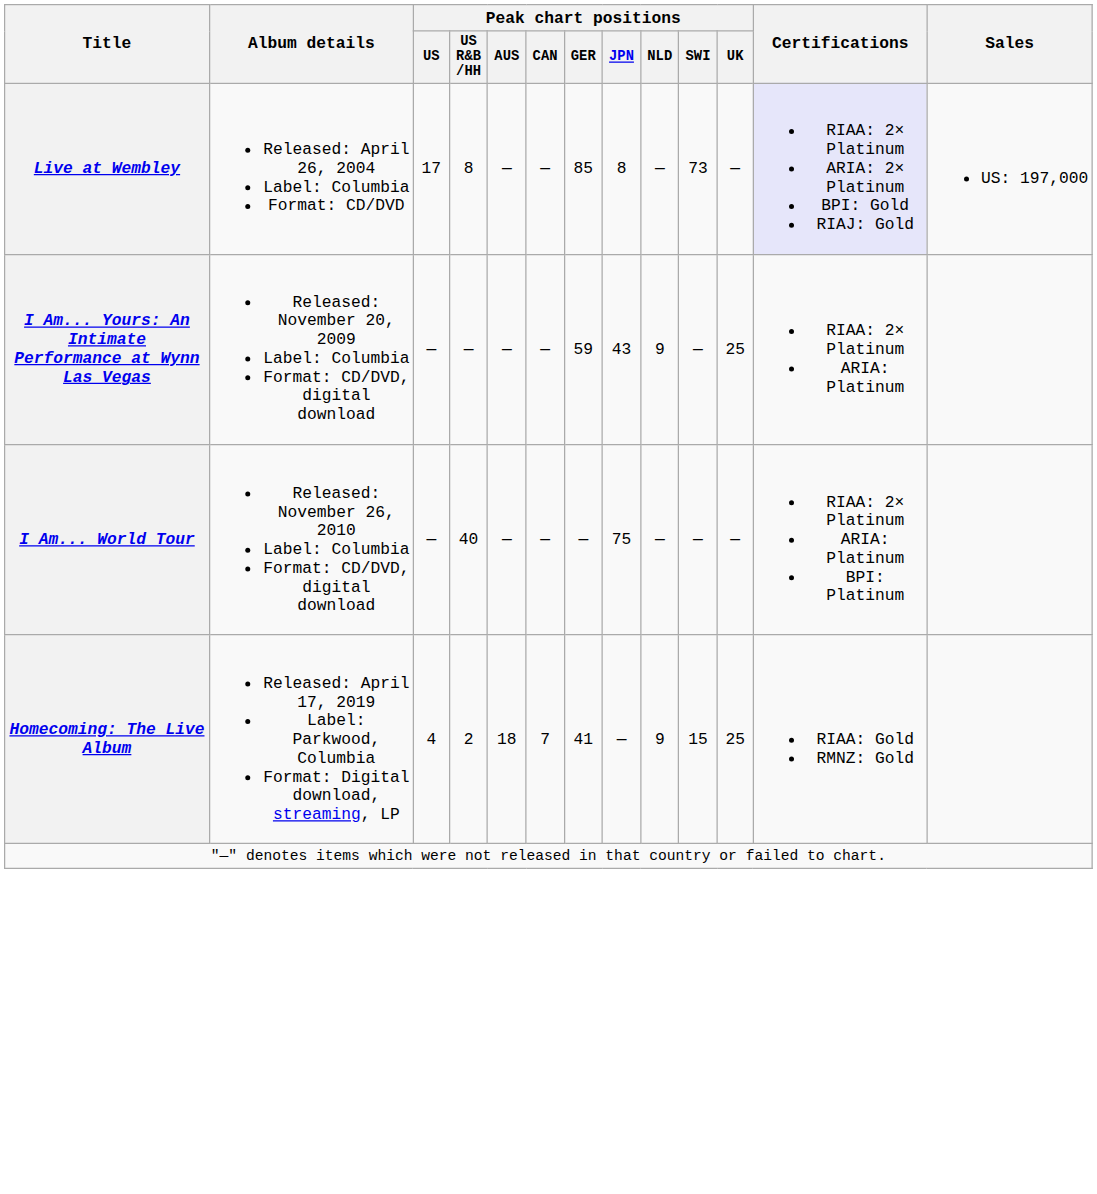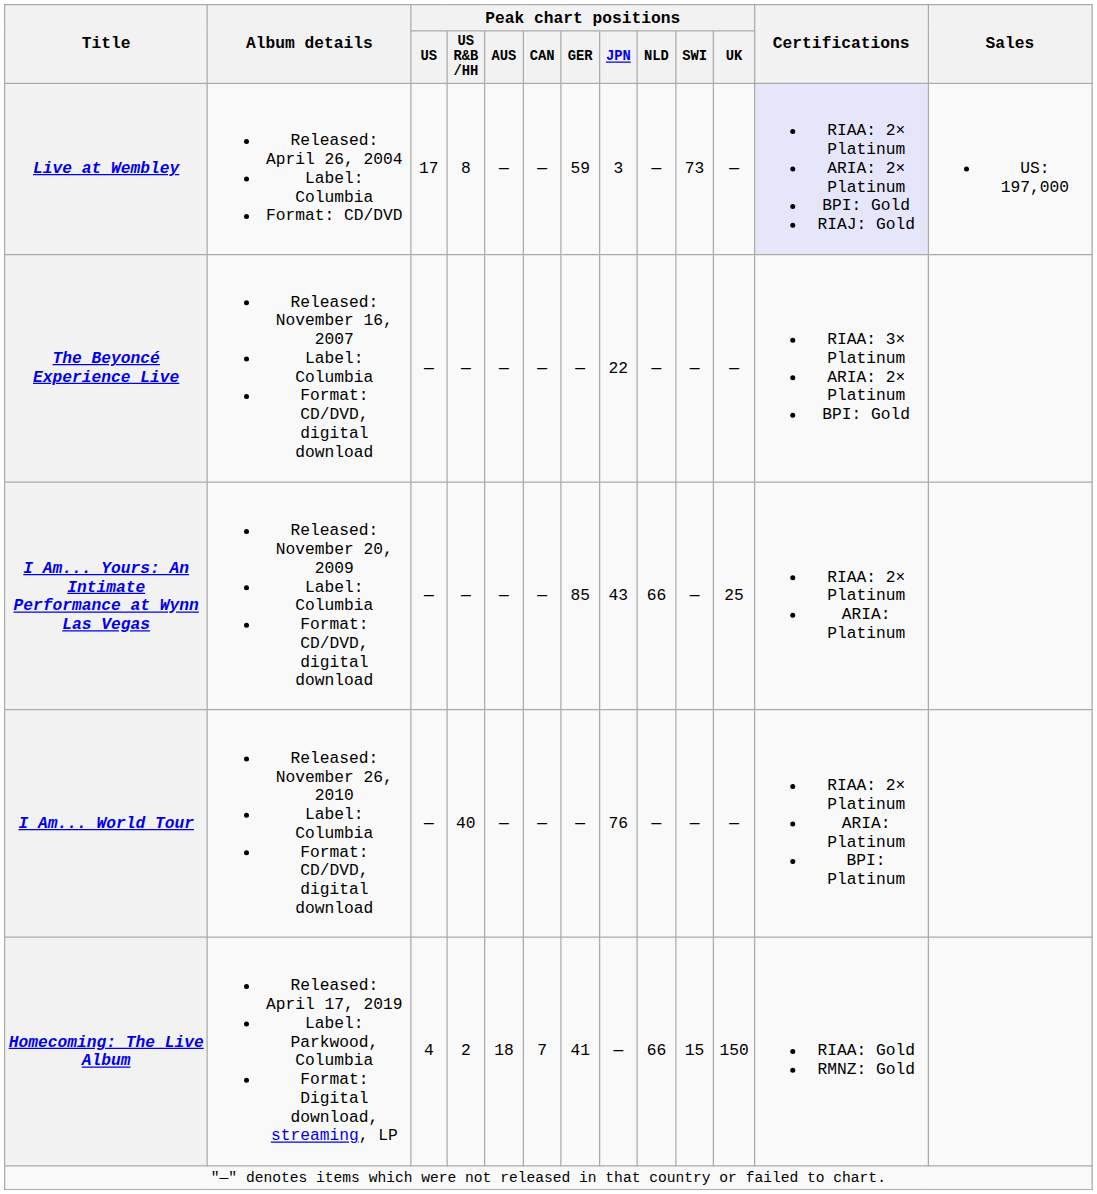(583, 169) 85 -> (580, 169) 59
(622, 169) 8 -> (618, 169) 3
+ row: (106, 368)
(583, 349) 59 -> (580, 596) 85
(660, 349) 9 -> (656, 596) 66
(622, 540) 75 -> (618, 824) 76
(660, 739) 9 -> (656, 1051) 66
(735, 739) 25 -> (734, 1051) 150
